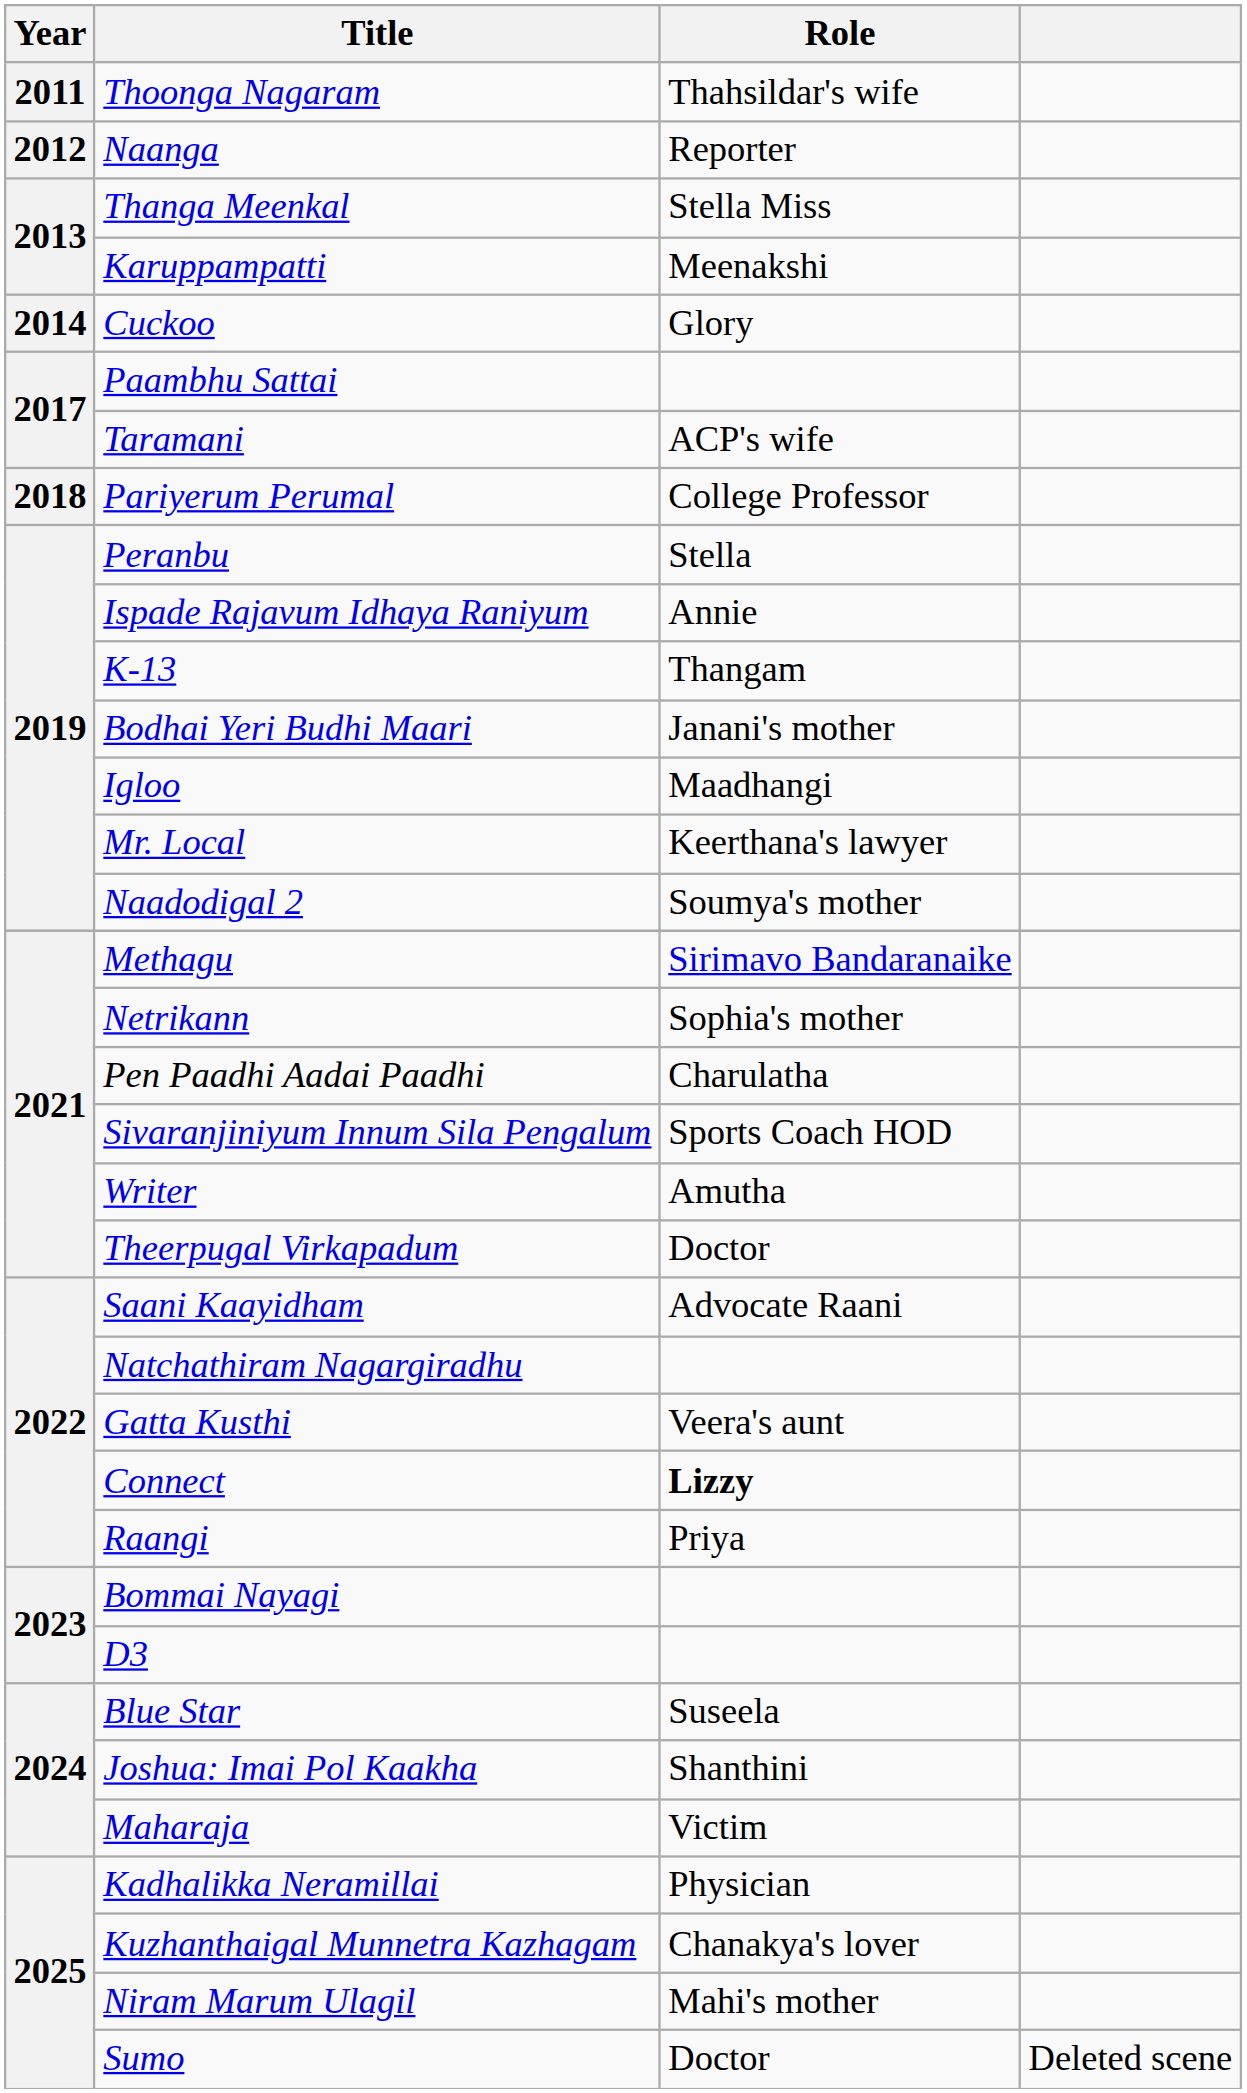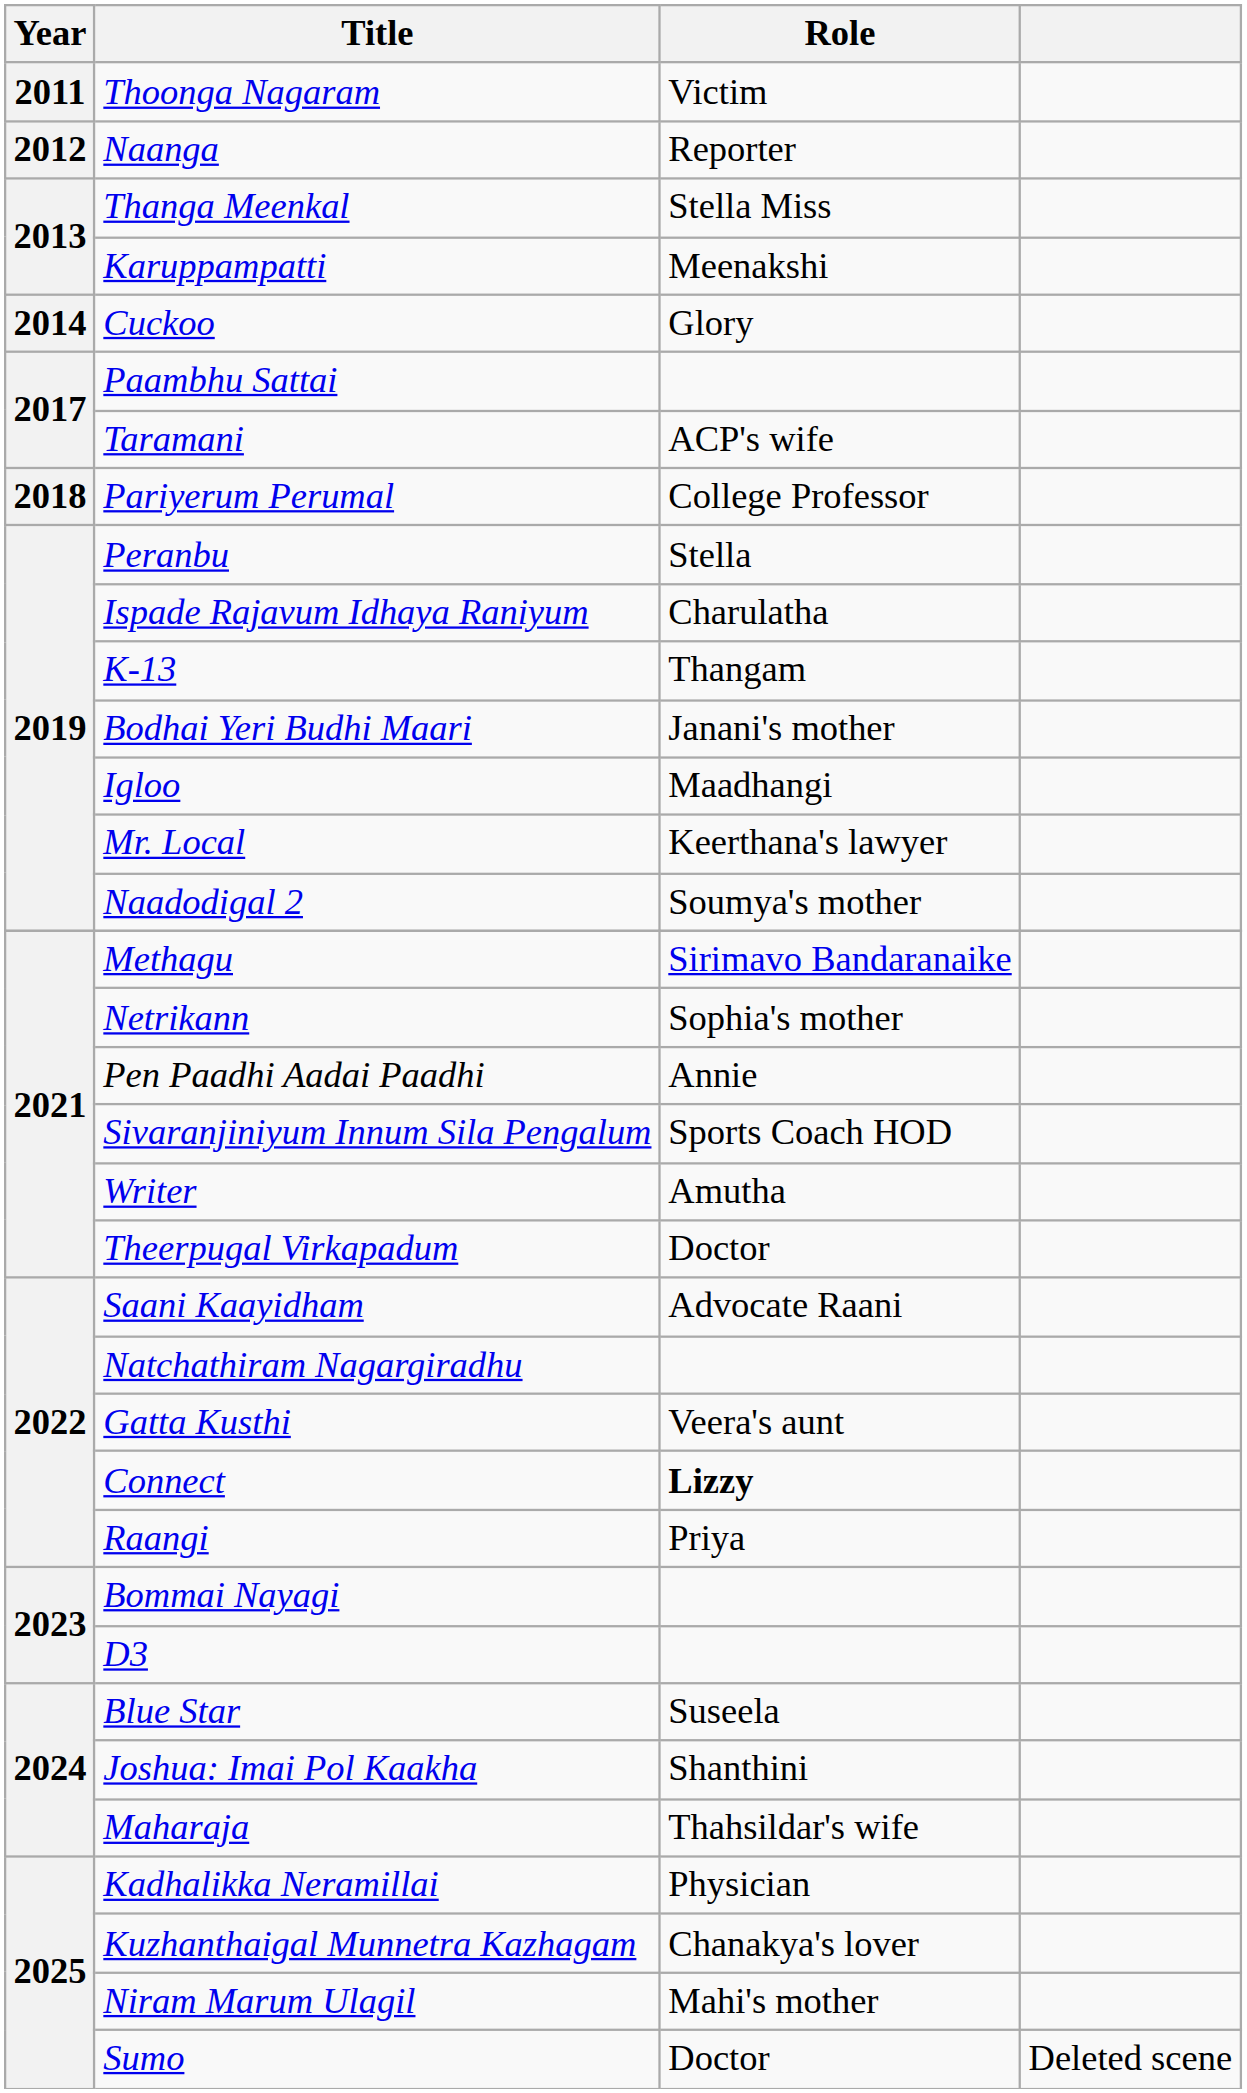(794, 91) Thahsildar's wife -> (718, 91) Victim
(713, 611) Annie -> (748, 611) Charulatha
(748, 1074) Charulatha -> (713, 1074) Annie
(718, 1826) Victim -> (794, 1826) Thahsildar's wife
